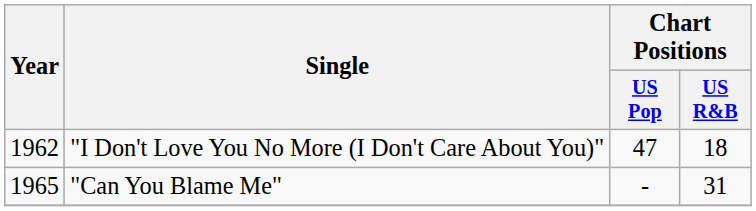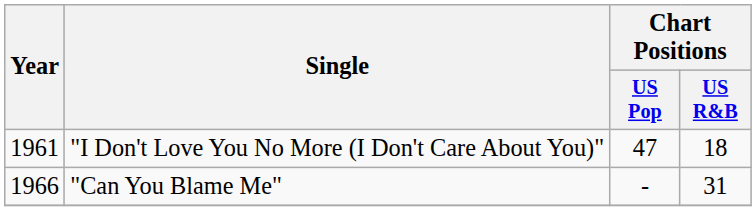(35, 147) 1962 -> (35, 147) 1961
(35, 186) 1965 -> (35, 186) 1966
